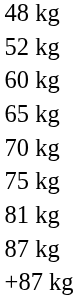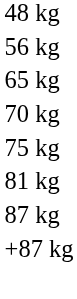- row: (32, 46)
+ row: (32, 46)
- row: (32, 80)
